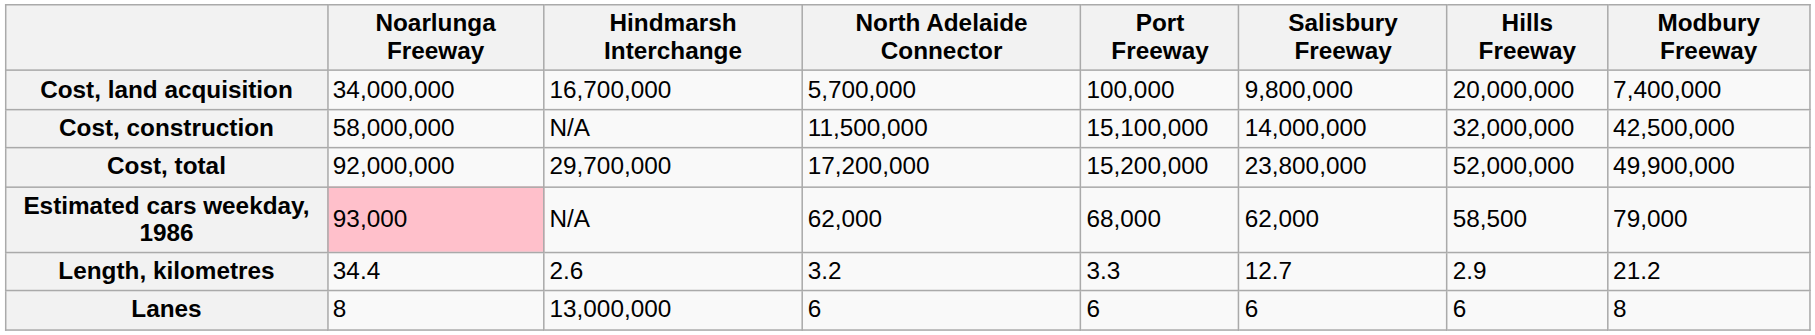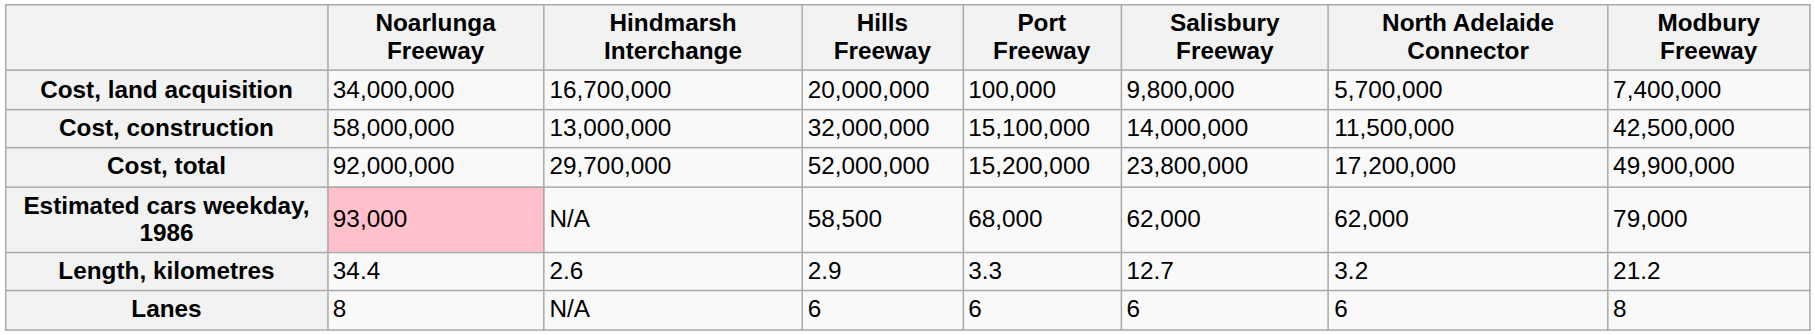columns swapped: (942, 37) <-> (1527, 37)
(570, 128) N/A -> (610, 128) 13,000,000
(610, 309) 13,000,000 -> (570, 309) N/A
